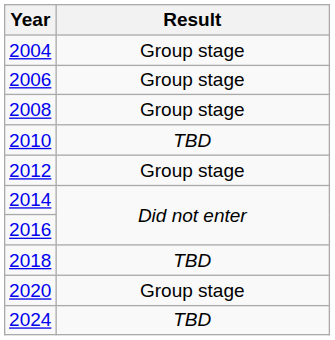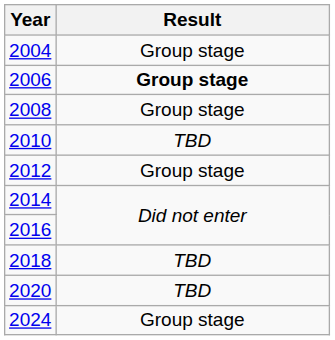(192, 80) normal -> (192, 80) bold
(192, 290) Group stage -> (192, 290) TBD
(192, 320) TBD -> (192, 320) Group stage
